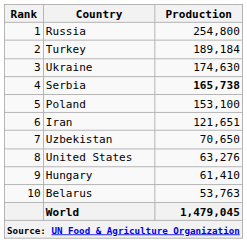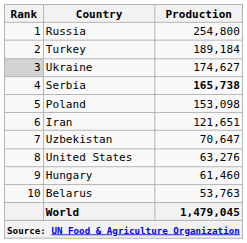(37, 67) no background -> (37, 67) lightgrey background
(217, 67) 174,630 -> (217, 67) 174,627
(217, 103) 153,100 -> (217, 103) 153,098
(220, 139) 70,650 -> (220, 139) 70,647
(220, 176) 61,410 -> (220, 176) 61,460
